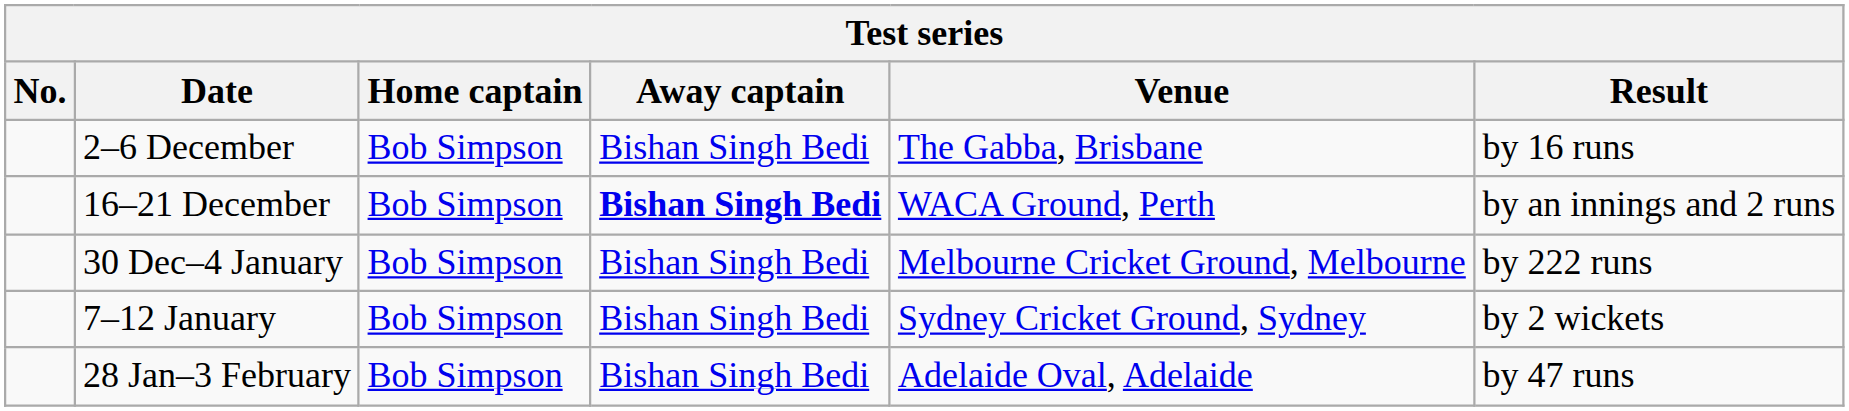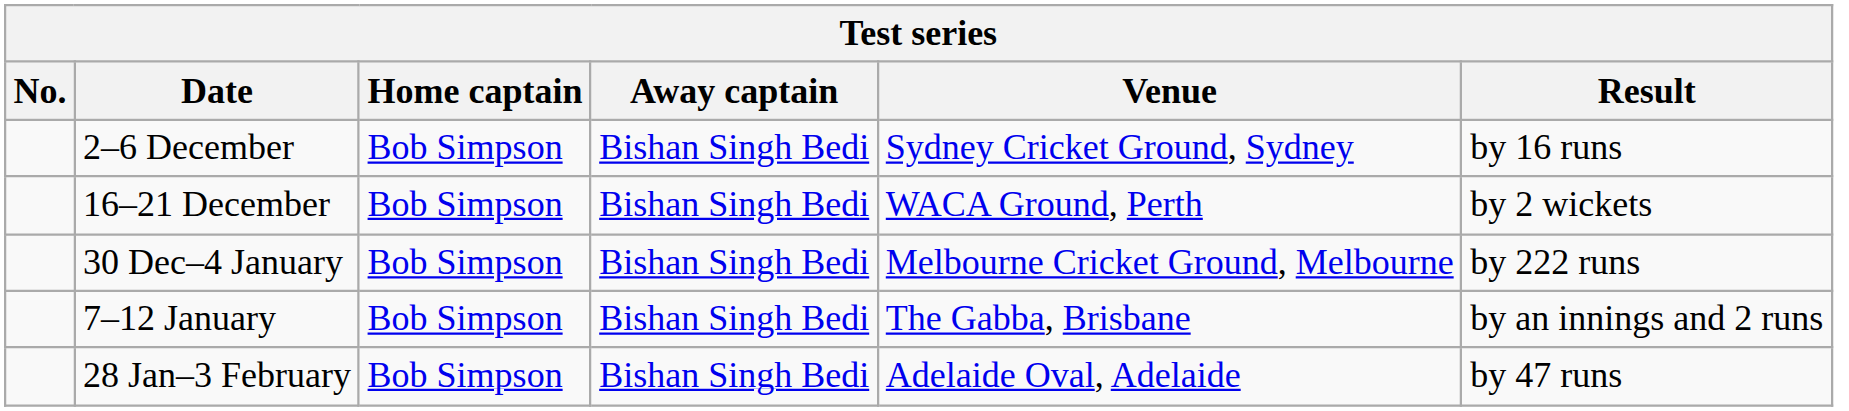(1050, 147) The Gabba, Brisbane -> (1120, 147) Sydney Cricket Ground, Sydney
(740, 204) bold -> (734, 204) normal
(1659, 204) by an innings and 2 runs -> (1561, 204) by 2 wickets
(1132, 318) Sydney Cricket Ground, Sydney -> (1038, 318) The Gabba, Brisbane
(1573, 318) by 2 wickets -> (1647, 318) by an innings and 2 runs
